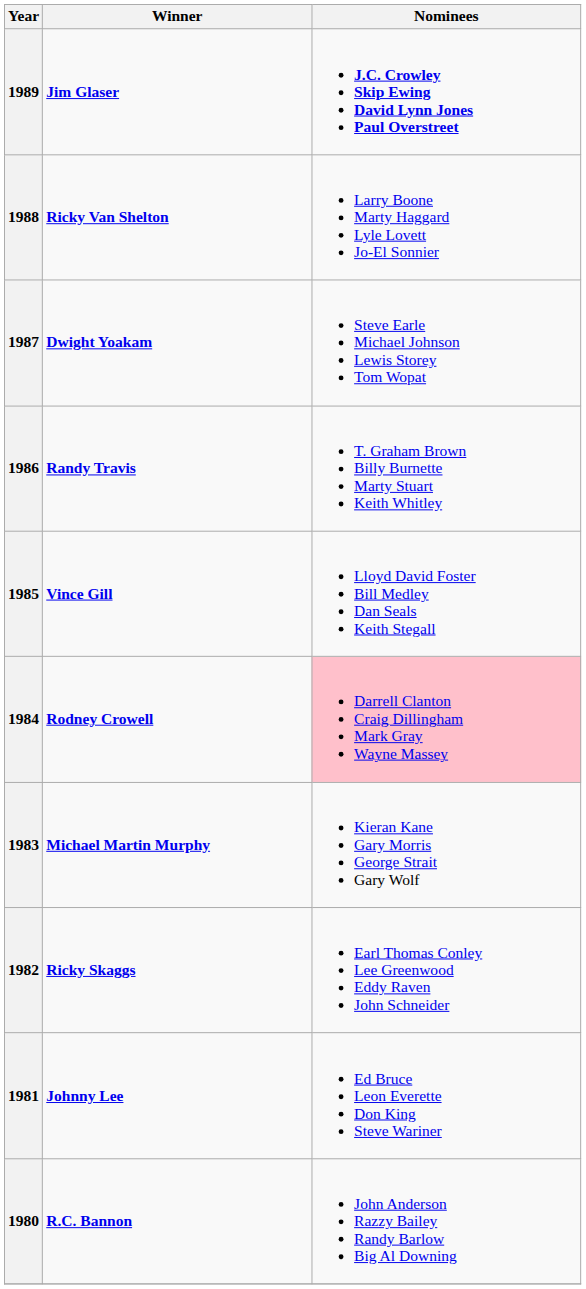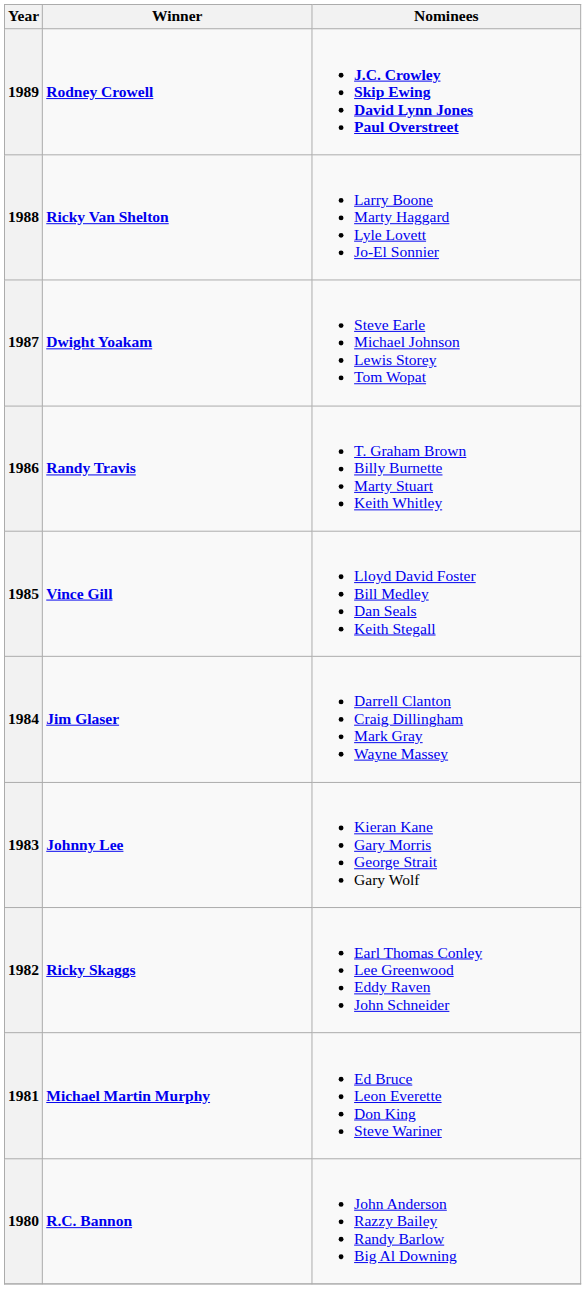(83, 91) Jim Glaser -> (100, 91) Rodney Crowell
(100, 719) Rodney Crowell -> (83, 719) Jim Glaser
(446, 728) pink background -> (446, 728) no background
(128, 844) Michael Martin Murphy -> (85, 844) Johnny Lee
(85, 1095) Johnny Lee -> (128, 1095) Michael Martin Murphy
